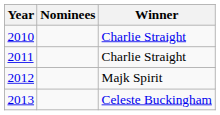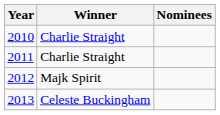columns swapped: (157, 15) <-> (68, 15)
